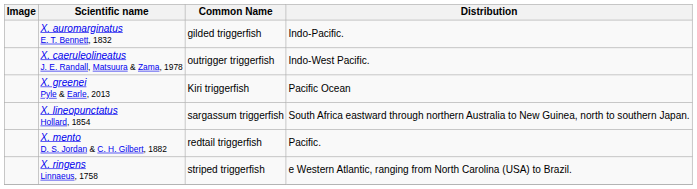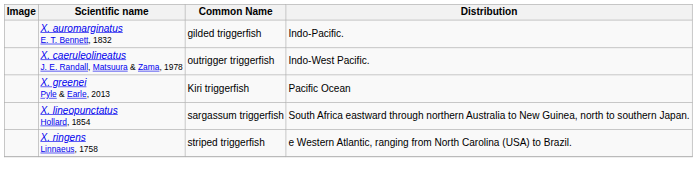- row: (104, 143)
